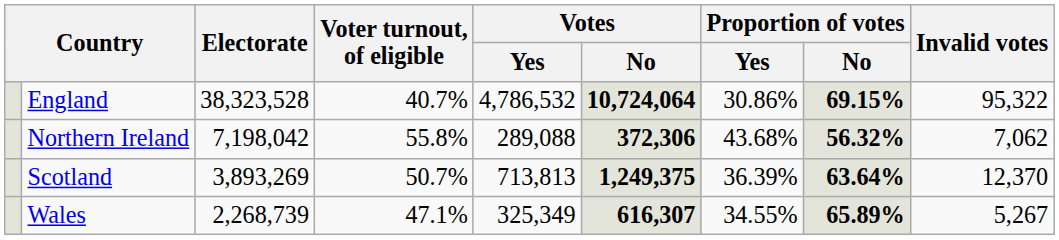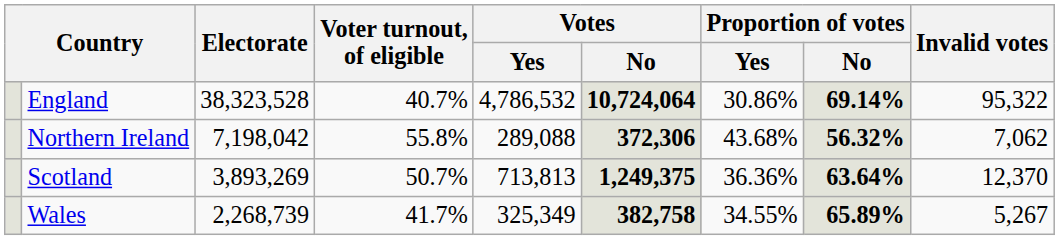(866, 100) 69.15% -> (866, 100) 69.14%
(760, 176) 36.39% -> (760, 176) 36.36%
(437, 215) 47.1% -> (437, 215) 41.7%
(656, 215) 616,307 -> (656, 215) 382,758
